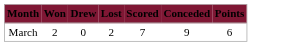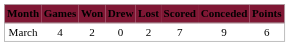+ column: (60, 13)
